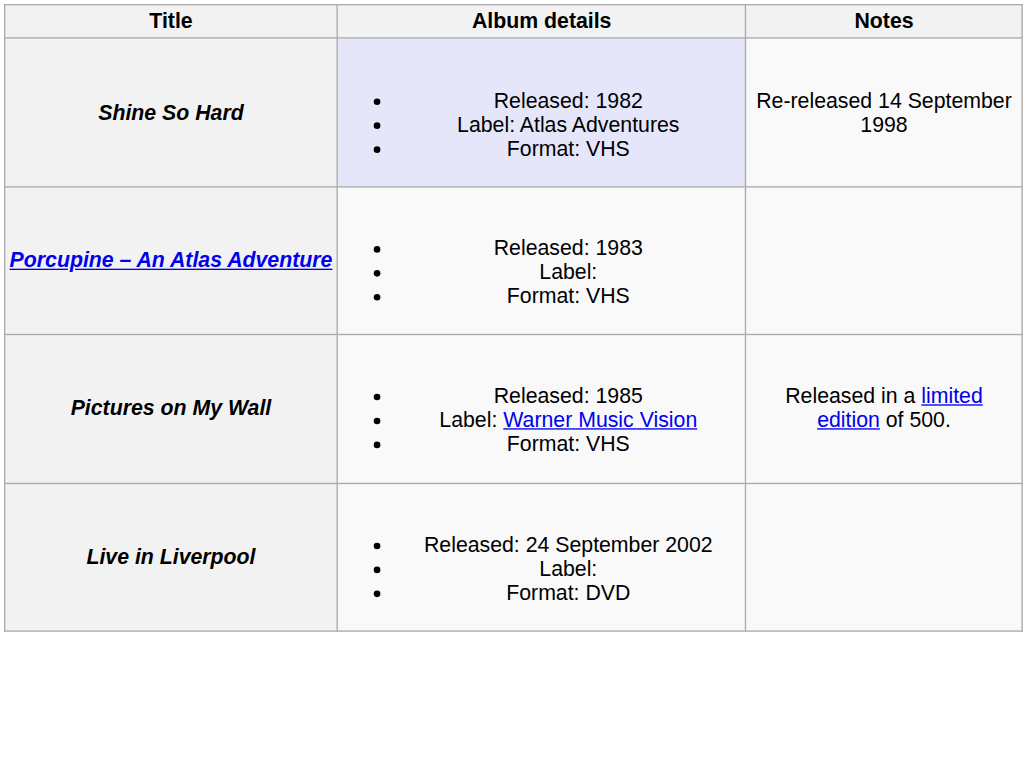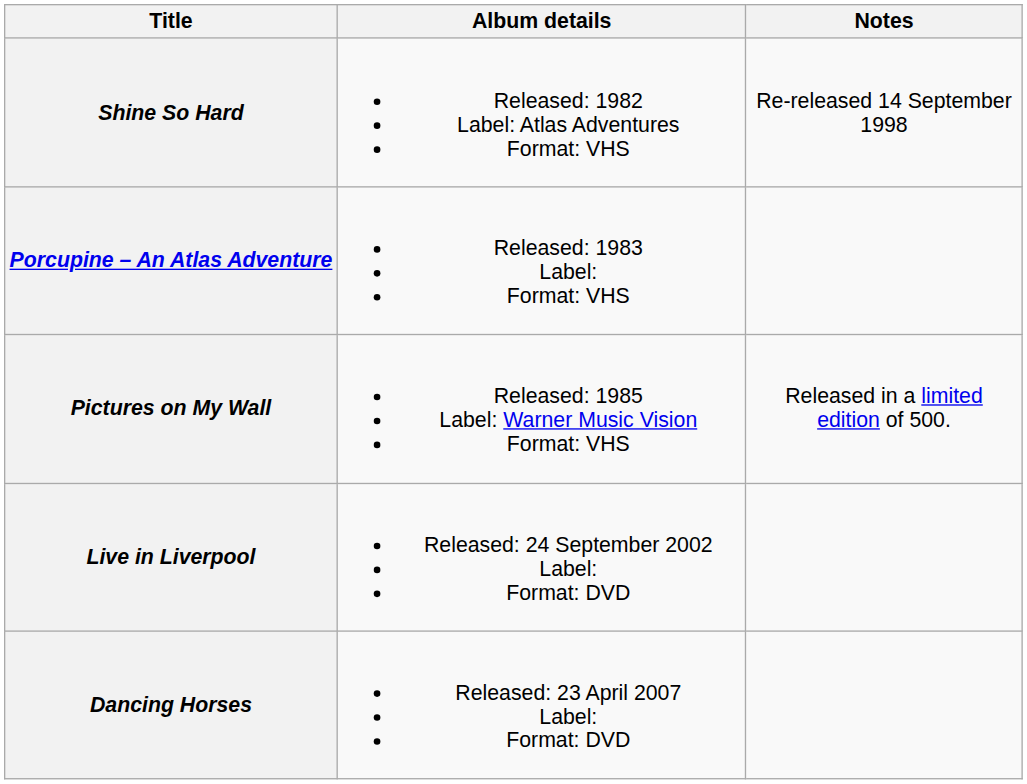(542, 124) lavender background -> (542, 124) no background
+ row: (171, 704)
